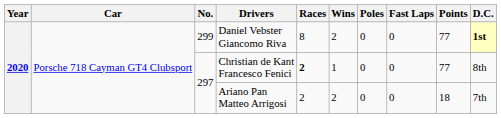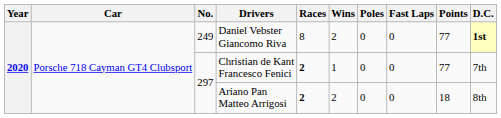(205, 37) 299 -> (205, 37) 249
(480, 67) 8th -> (480, 67) 7th
(302, 97) normal -> (302, 97) bold
(480, 97) 7th -> (480, 97) 8th
